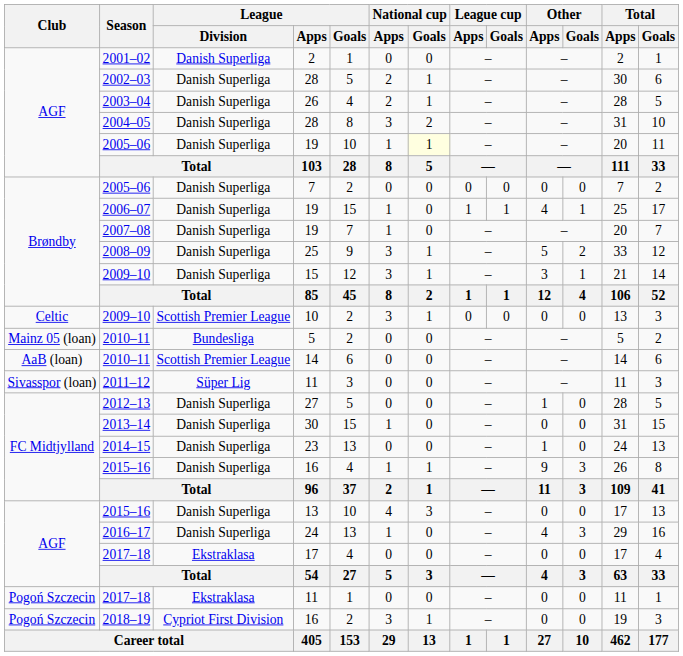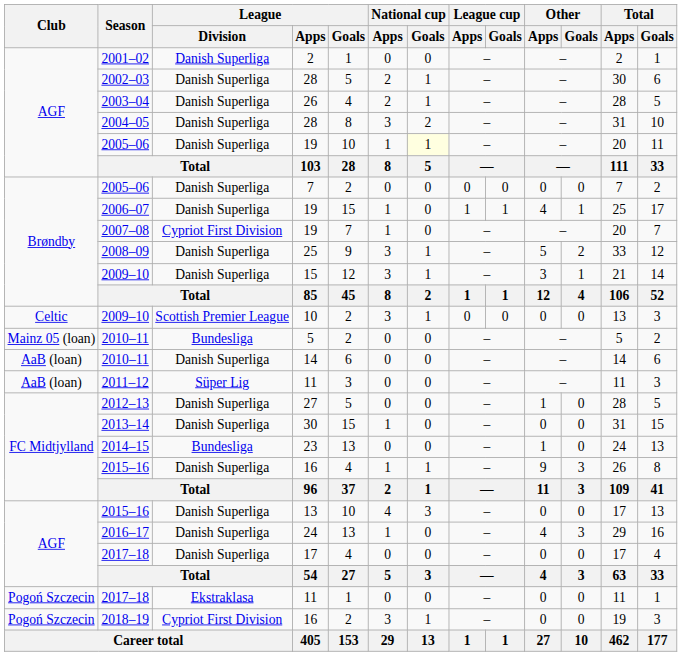(223, 230) Danish Superliga -> (222, 230) Cypriot First Division
(223, 360) Scottish Premier League -> (222, 360) Danish Superliga
(52, 381) Sivasspor (loan) -> (51, 381) AaB (loan)
(223, 446) Danish Superliga -> (222, 446) Bundesliga
(223, 554) Ekstraklasa -> (222, 554) Danish Superliga
